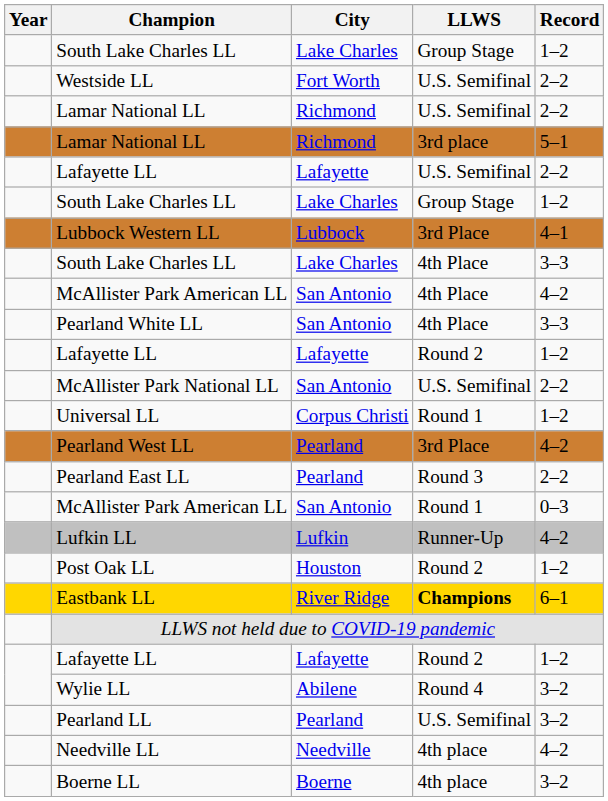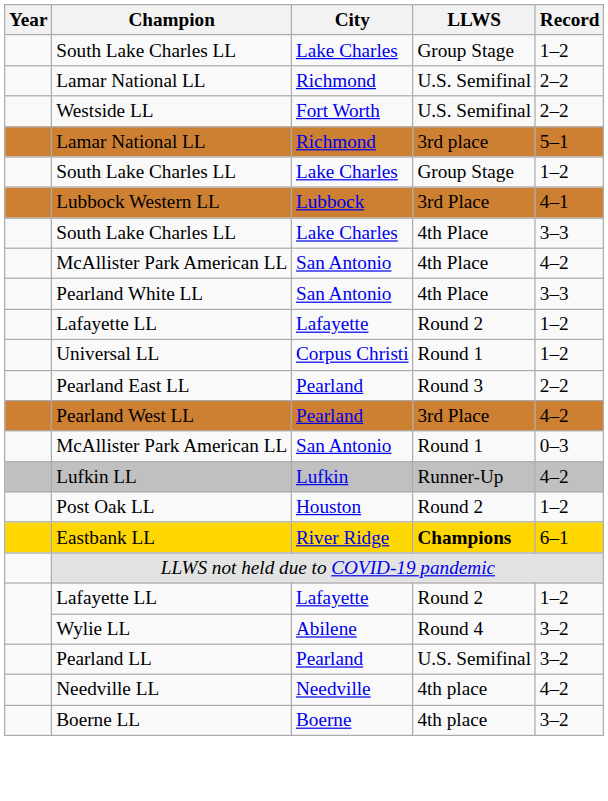rows swapped: (105, 80) <-> (131, 111)
- row: (107, 171)
- row: (167, 385)
rows swapped: (123, 476) <-> (125, 446)
